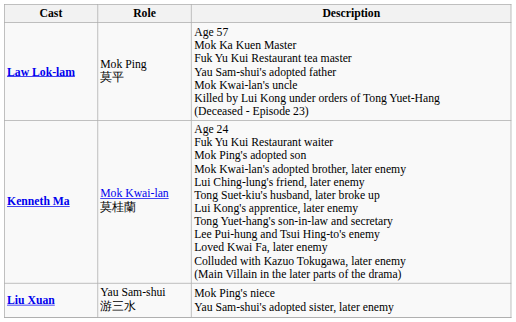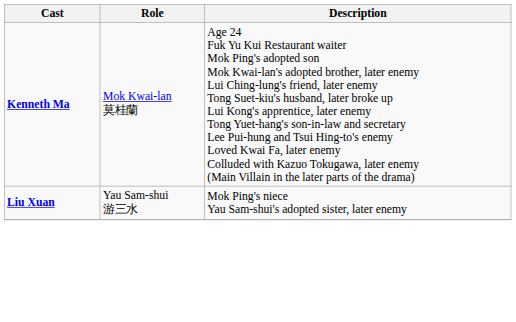- row: (41, 71)
